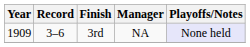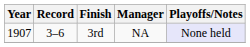(19, 33) 1909 -> (19, 33) 1907
